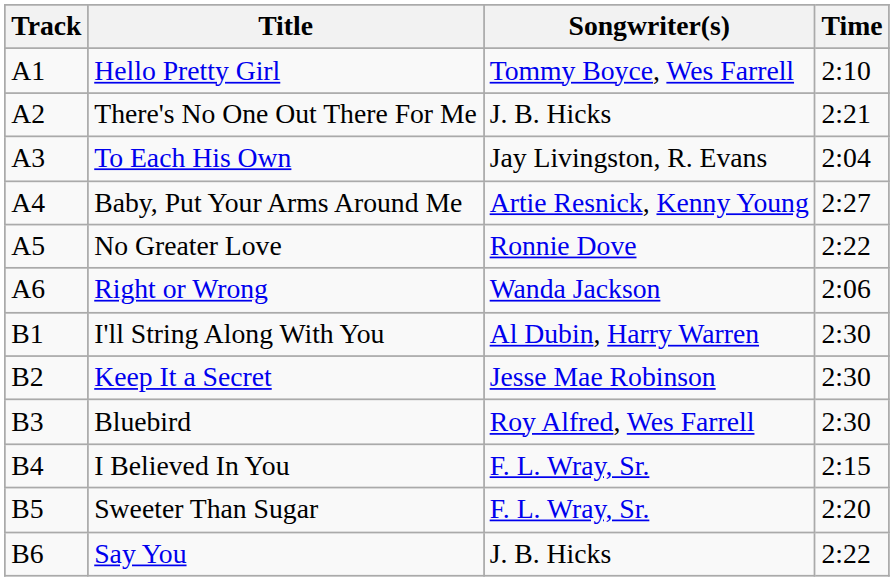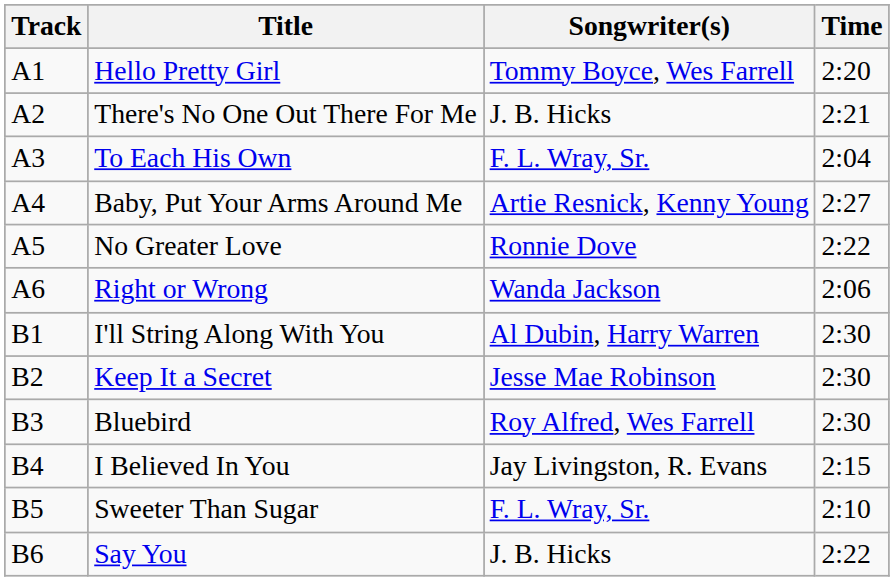(846, 70) 2:10 -> (846, 70) 2:20
(628, 158) Jay Livingston, R. Evans -> (570, 158) F. L. Wray, Sr.
(570, 465) F. L. Wray, Sr. -> (628, 465) Jay Livingston, R. Evans
(846, 509) 2:20 -> (846, 509) 2:10
